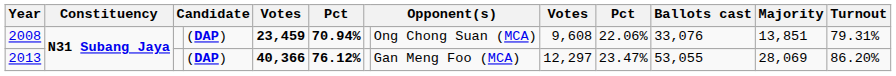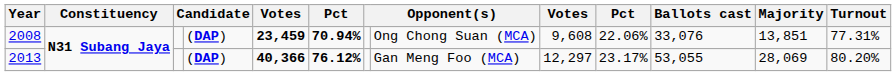(855, 37) 79.31% -> (855, 37) 77.31%
(623, 59) 23.47% -> (623, 59) 23.17%
(855, 59) 86.20% -> (855, 59) 80.20%
